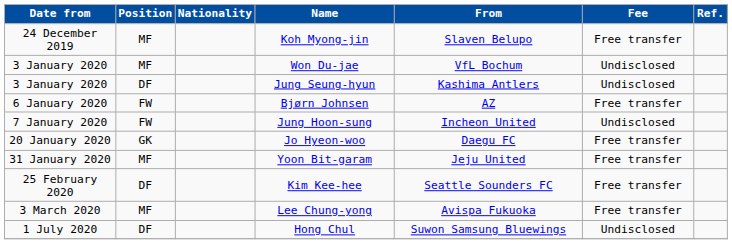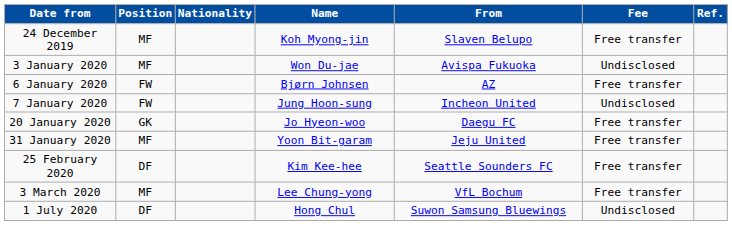(488, 65) VfL Bochum -> (488, 65) Avispa Fukuoka
- row: (325, 84)
(488, 210) Avispa Fukuoka -> (488, 191) VfL Bochum
